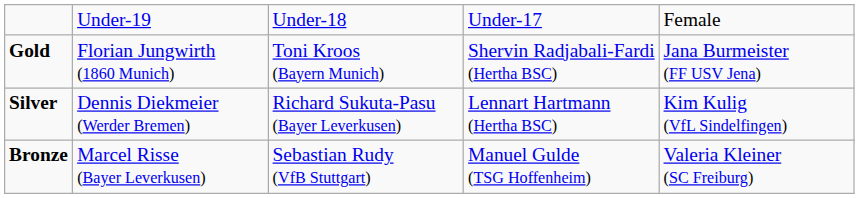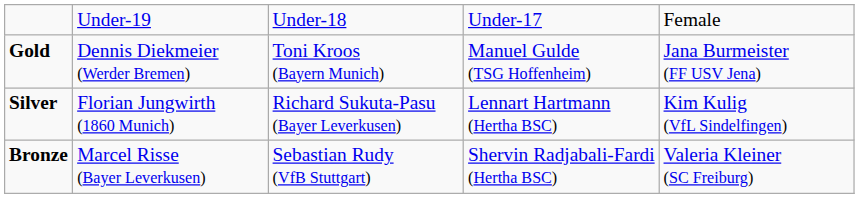(146, 61) Florian Jungwirth (1860 Munich) -> (148, 61) Dennis Diekmeier (Werder Bremen)
(561, 61) Shervin Radjabali-Fardi (Hertha BSC) -> (530, 61) Manuel Gulde (TSG Hoffenheim)
(148, 113) Dennis Diekmeier (Werder Bremen) -> (146, 113) Florian Jungwirth (1860 Munich)
(530, 166) Manuel Gulde (TSG Hoffenheim) -> (561, 166) Shervin Radjabali-Fardi (Hertha BSC)
